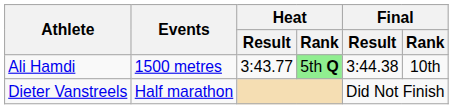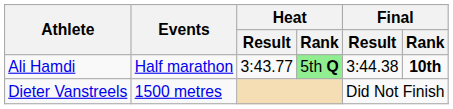(178, 67) 1500 metres -> (184, 67) Half marathon
(425, 67) normal -> (425, 67) bold
(184, 92) Half marathon -> (178, 92) 1500 metres
